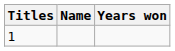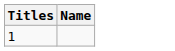- column: (132, 15)
